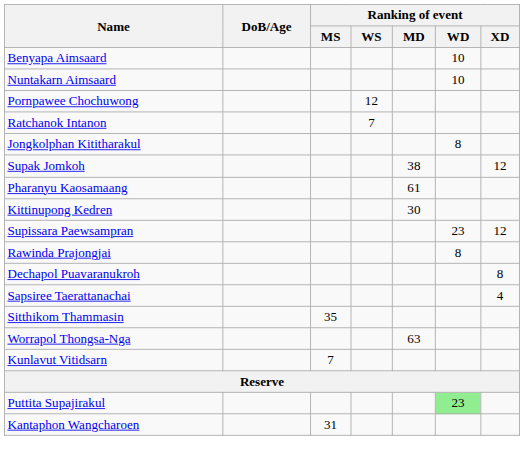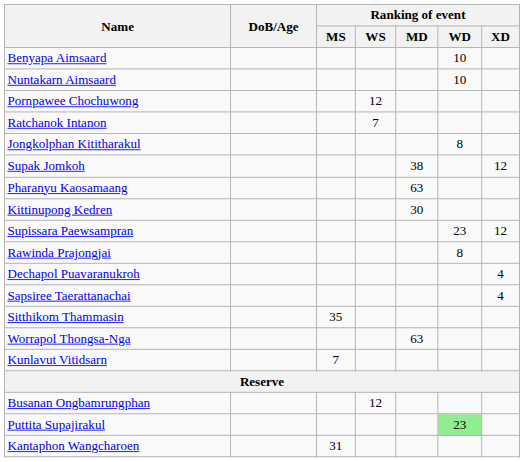(414, 187) 61 -> (417, 187) 63
(500, 274) 8 -> (501, 274) 4
+ row: (79, 403)
